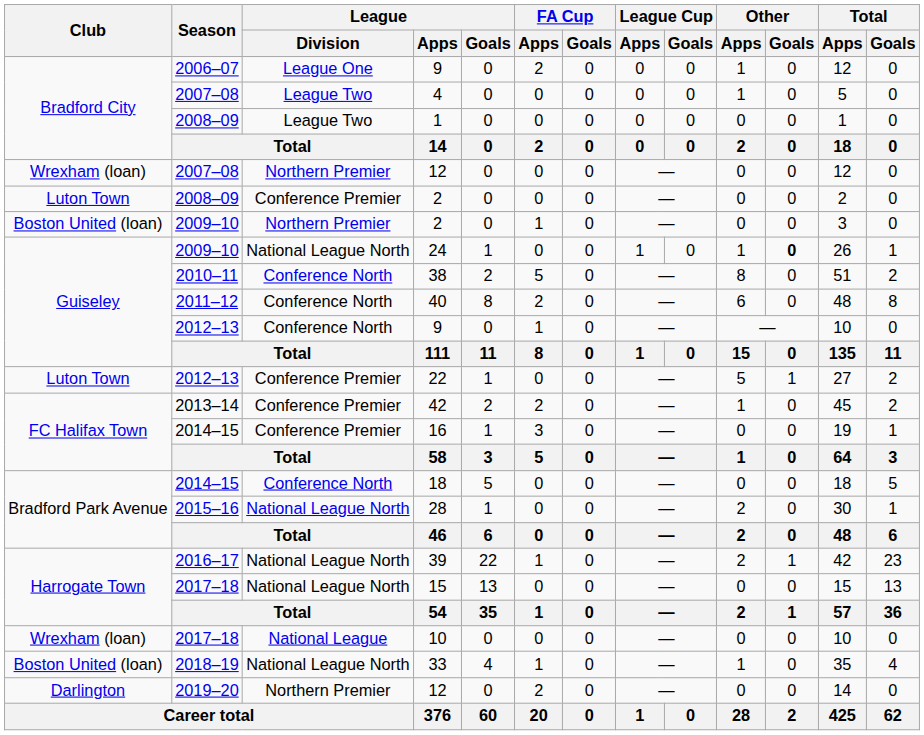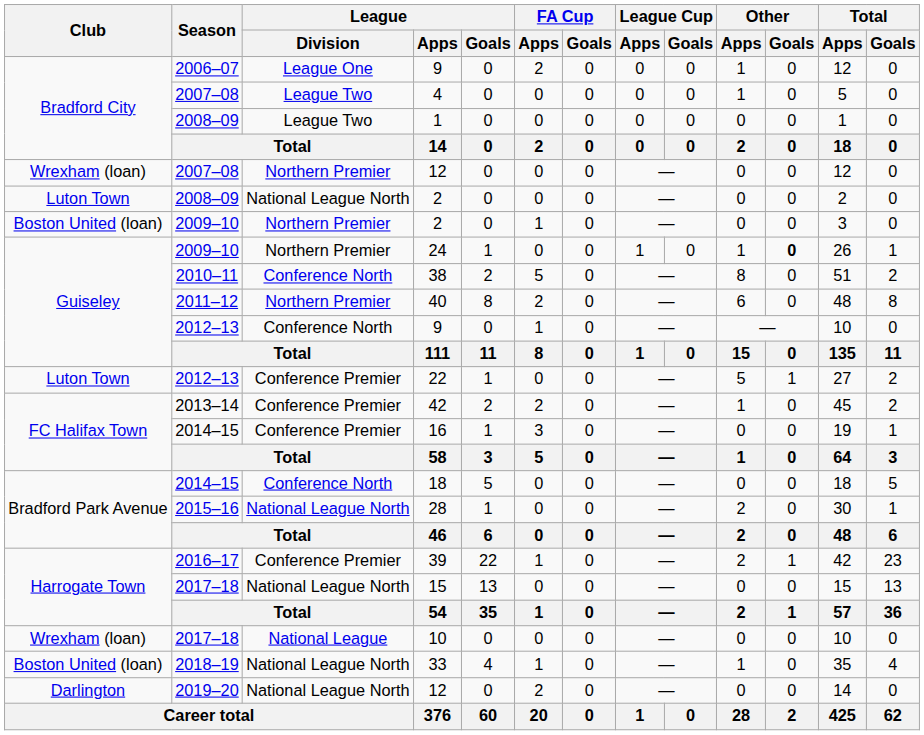(328, 198) Conference Premier -> (328, 198) National League North
(328, 250) National League North -> (328, 250) Northern Premier
(328, 302) Conference North -> (328, 302) Northern Premier
(328, 560) National League North -> (328, 560) Conference Premier
(328, 690) Northern Premier -> (328, 690) National League North
